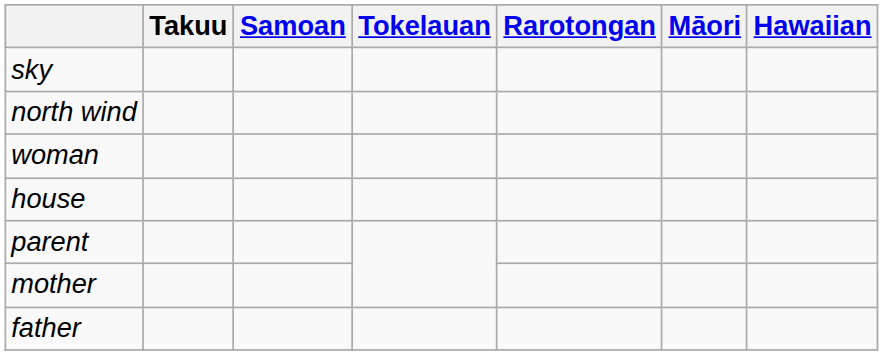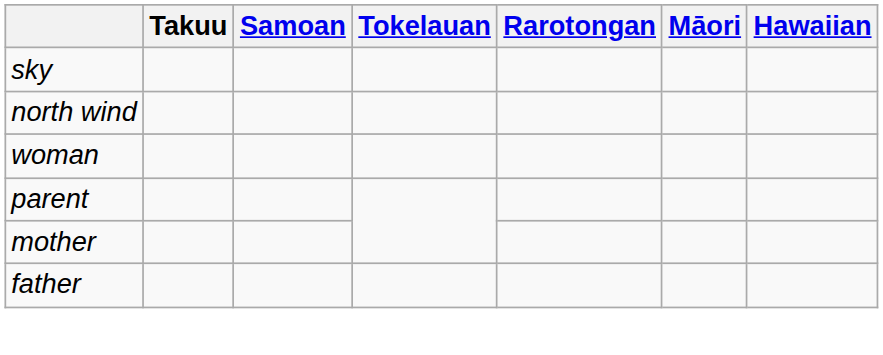- row: (48, 198)
